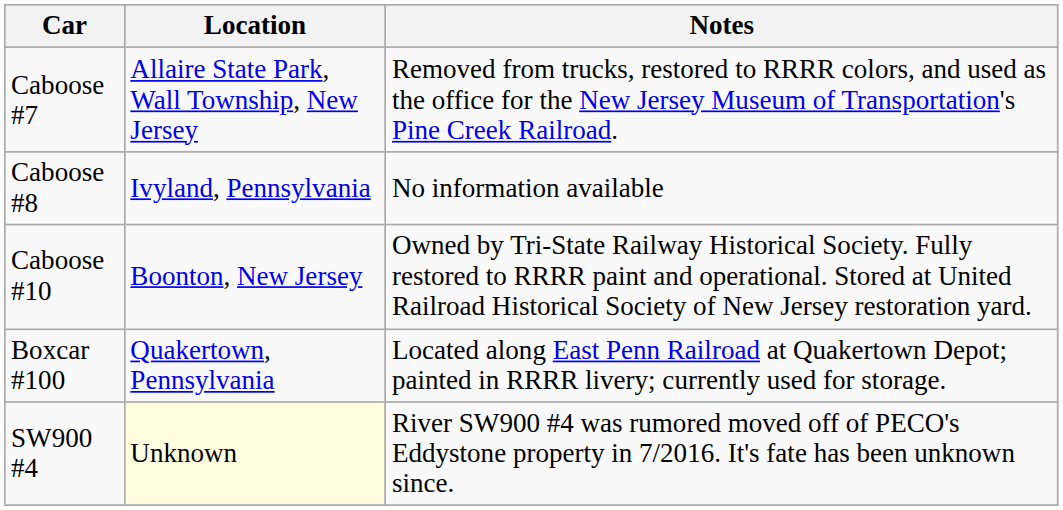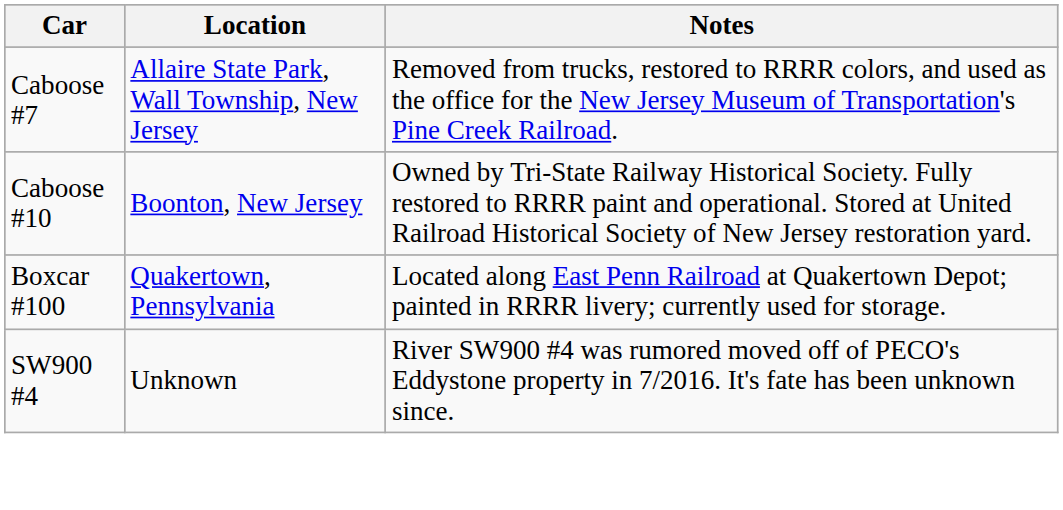- row: (58, 187)
(184, 453) lightyellow background -> (184, 379) no background
